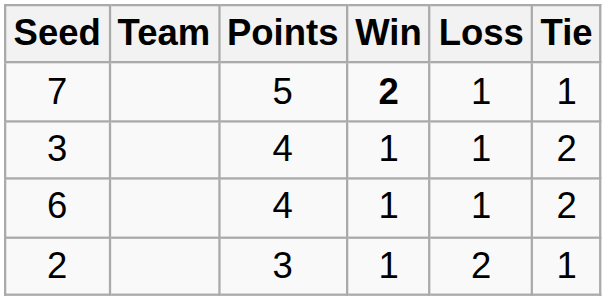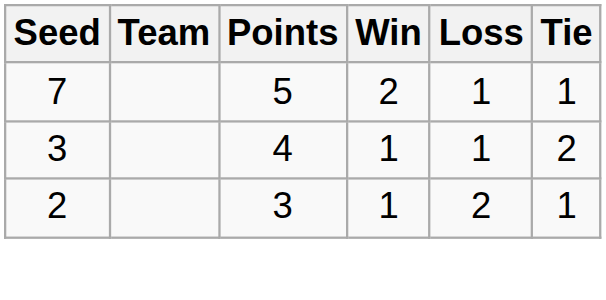(389, 91) bold -> (389, 91) normal
- row: (57, 206)
